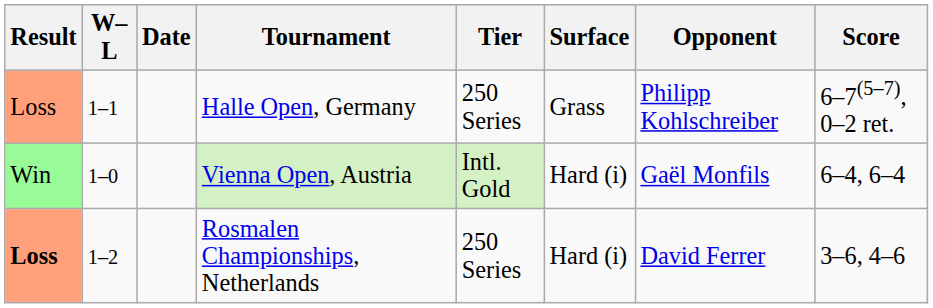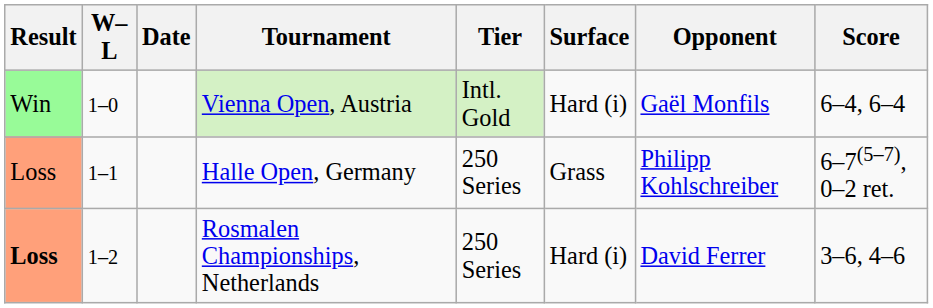rows swapped: (307, 175) <-> (309, 106)
